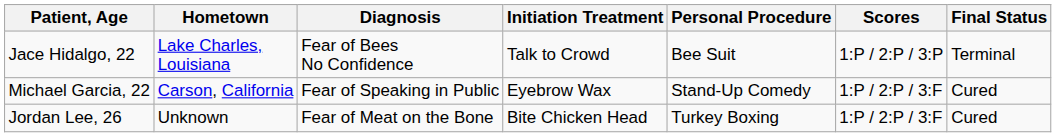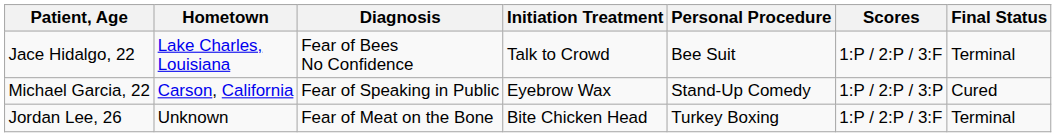(891, 54) 1:P / 2:P / 3:P -> (891, 54) 1:P / 2:P / 3:F
(891, 90) 1:P / 2:P / 3:F -> (891, 90) 1:P / 2:P / 3:P
(974, 117) Cured -> (983, 117) Terminal
